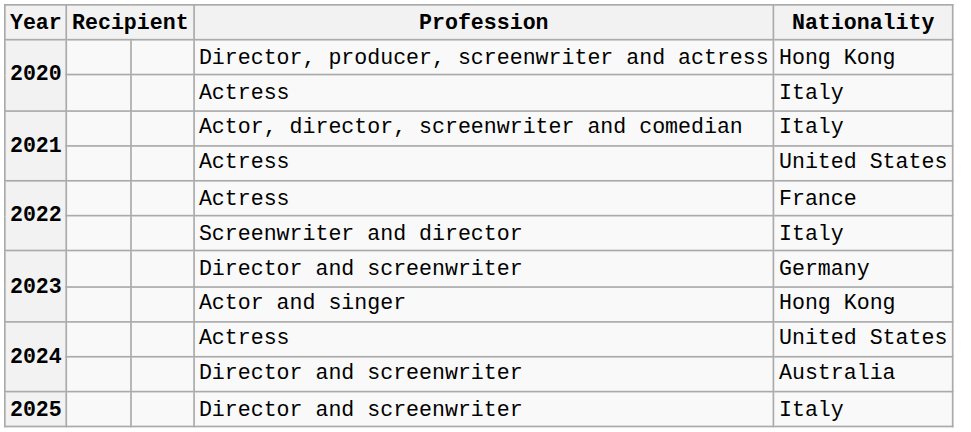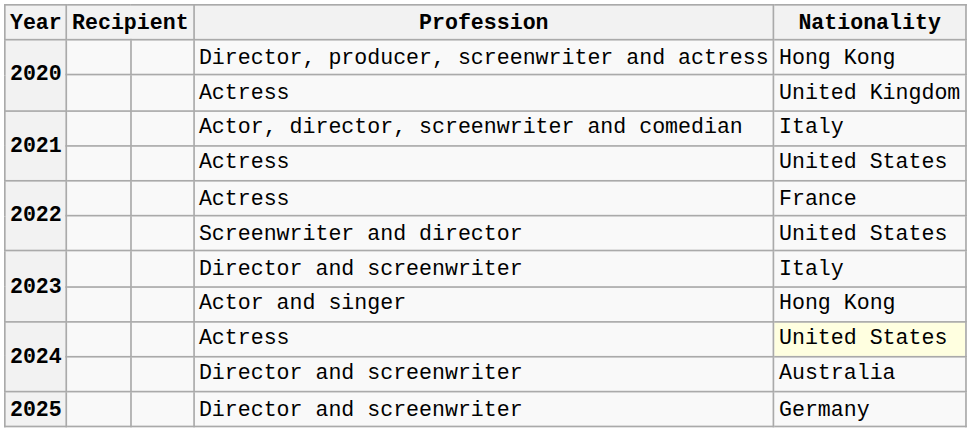(811, 93) Italy -> (870, 93) United Kingdom
(811, 233) Italy -> (863, 233) United States
(824, 269) Germany -> (811, 269) Italy
(863, 339) no background -> (863, 339) lightyellow background
(811, 409) Italy -> (824, 409) Germany
